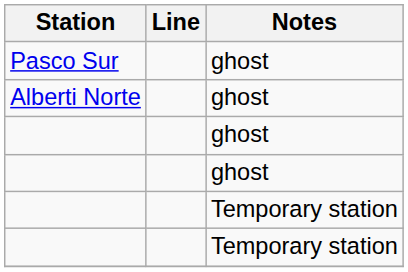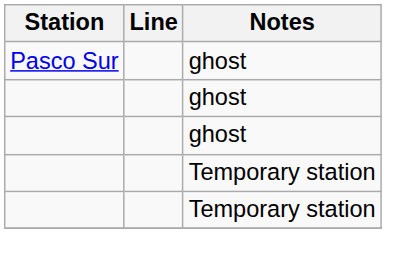- row: (76, 97)
